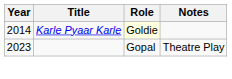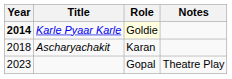(19, 30) normal -> (19, 30) bold
+ row: (73, 47)
